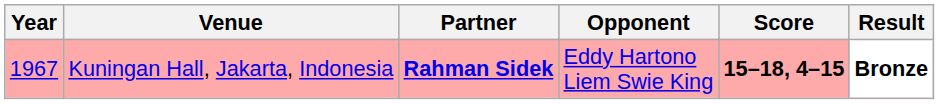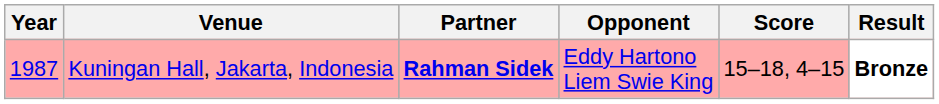(34, 69) 1967 -> (34, 69) 1987
(784, 69) bold -> (784, 69) normal
